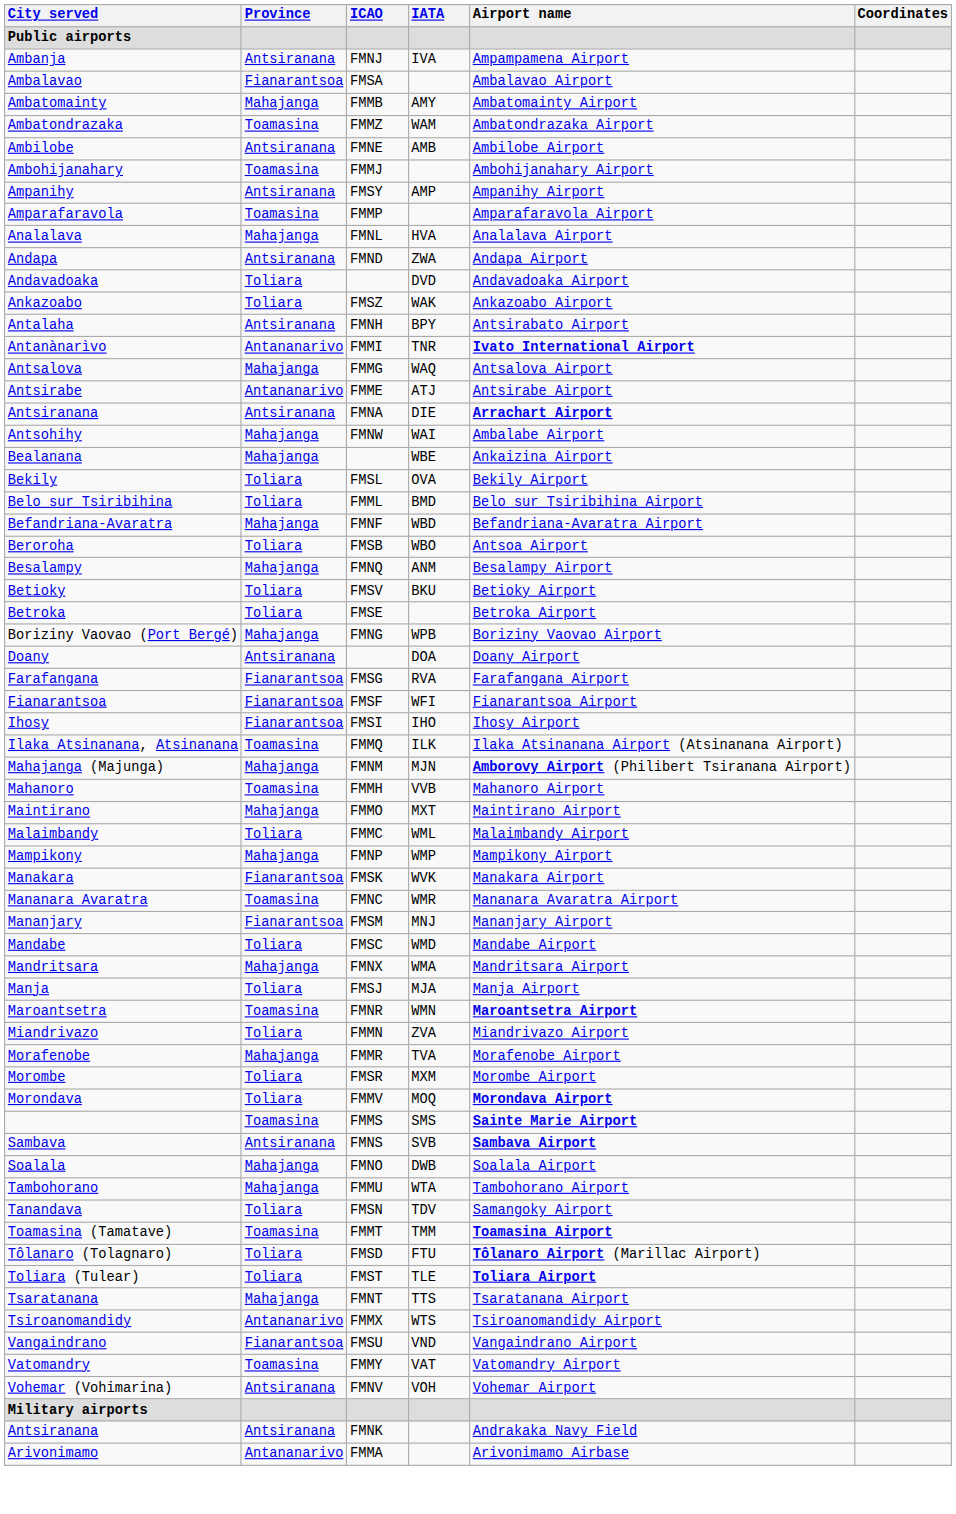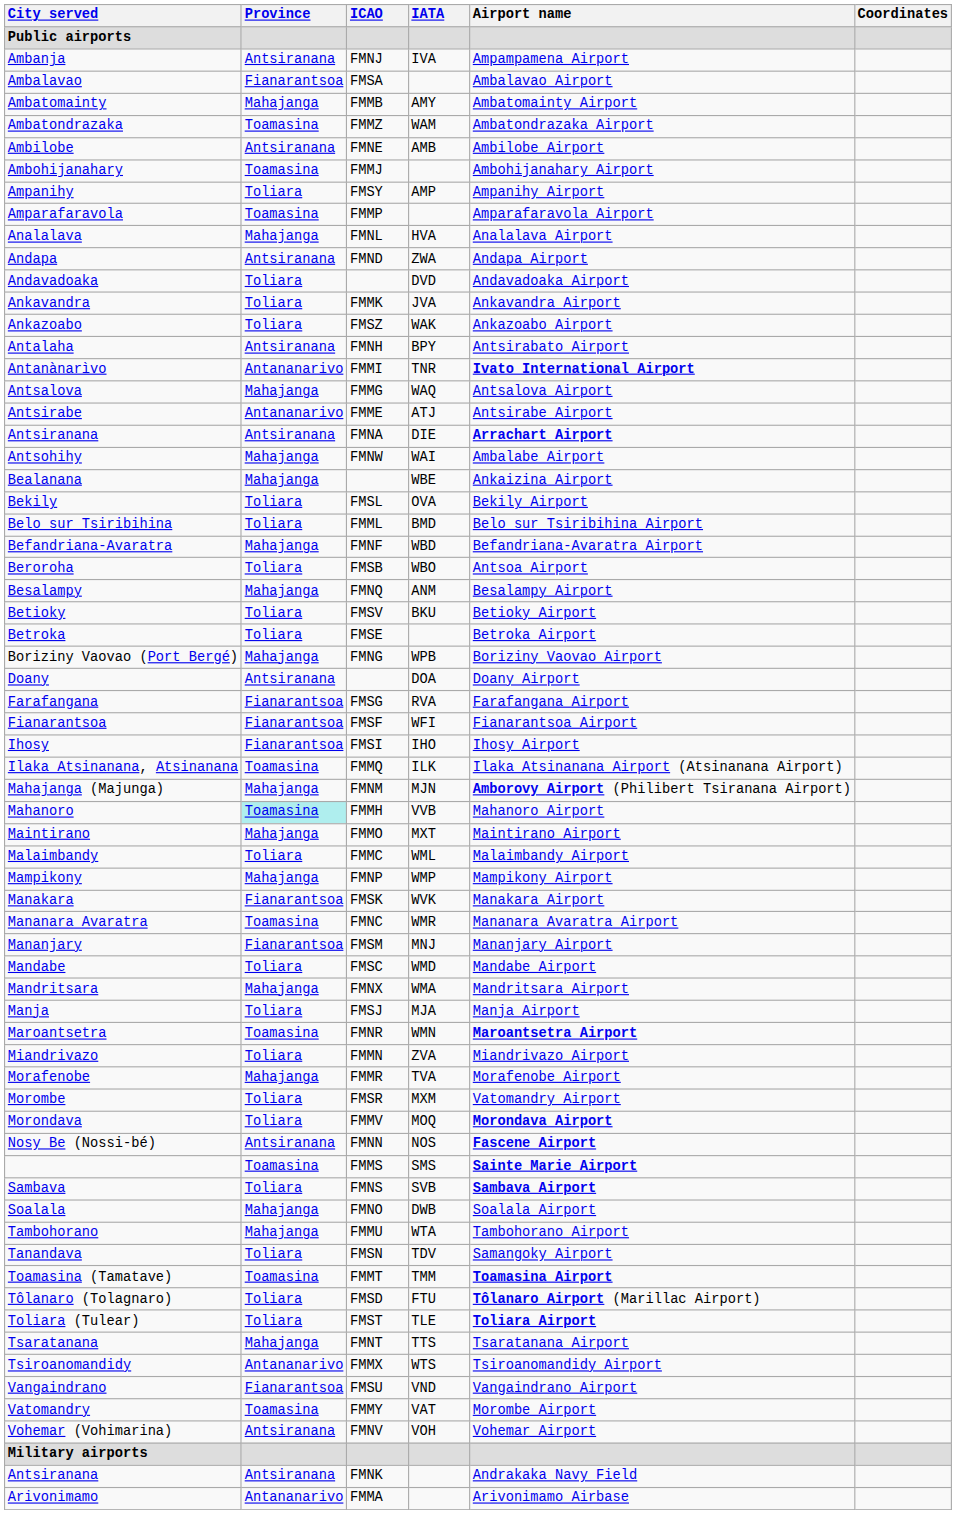(290, 193) Antsiranana -> (273, 193) Toliara
+ row: (49, 304)
(282, 791) no background -> (282, 813) paleturquoise background
(534, 1078) Morombe Airport -> (547, 1100) Vatomandry Airport
+ row: (82, 1145)
(290, 1145) Antsiranana -> (273, 1189) Toliara
(547, 1366) Vatomandry Airport -> (534, 1410) Morombe Airport
